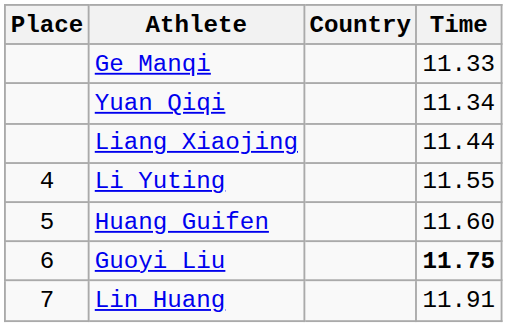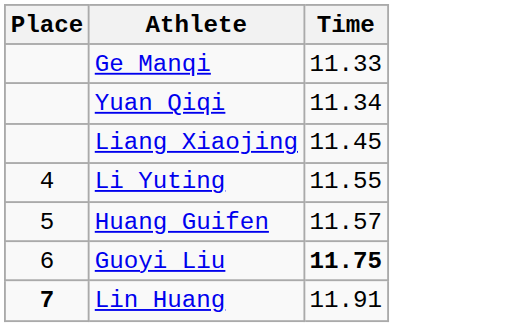- column: (360, 25)
(459, 143) 11.44 -> (346, 143) 11.45
(459, 222) 11.60 -> (346, 222) 11.57
(47, 300) normal -> (47, 300) bold
